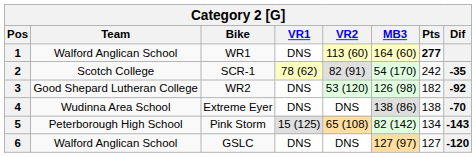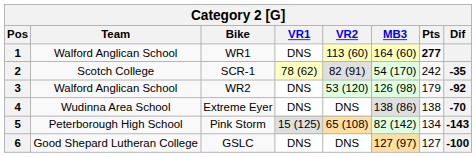(116, 88) Good Shepard Lutheran College -> (116, 88) Walford Anglican School
(431, 88) 182 -> (431, 88) 179
(116, 142) Walford Anglican School -> (116, 142) Good Shepard Lutheran College
(458, 142) -120 -> (458, 142) -100
